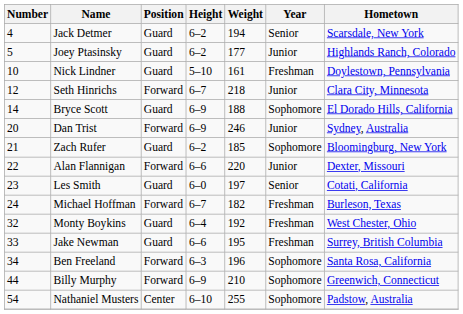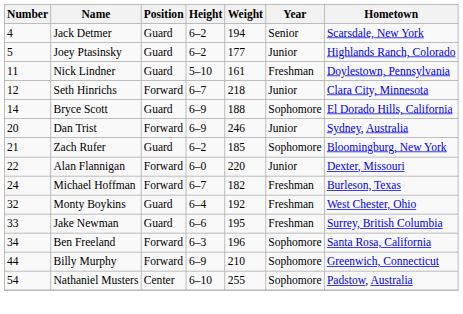(13, 71) 10 -> (13, 71) 11
(198, 166) 6–6 -> (198, 166) 6–0
- row: (77, 185)
